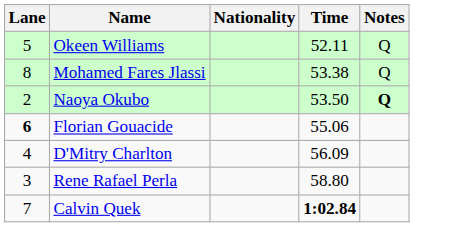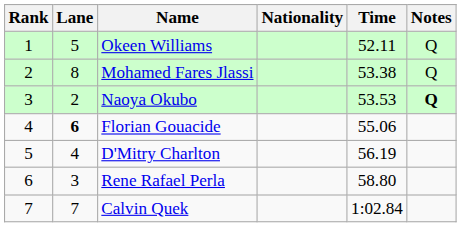+ column: (28, 18)
(330, 99) 53.50 -> (377, 99) 53.53
(330, 153) 56.09 -> (377, 153) 56.19
(330, 208) bold -> (377, 208) normal
